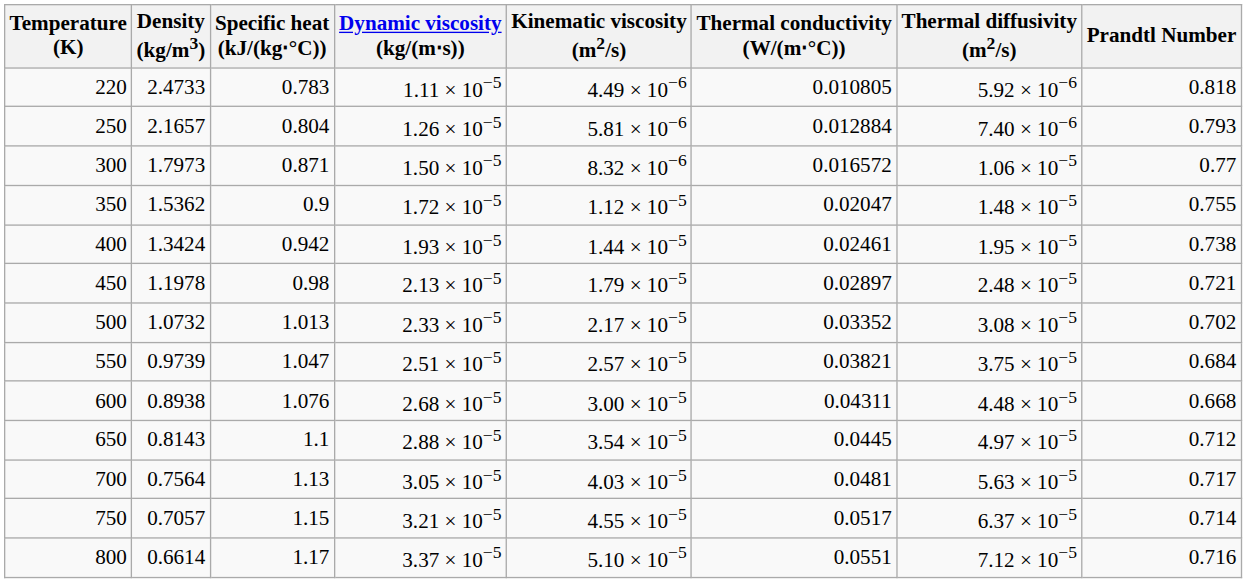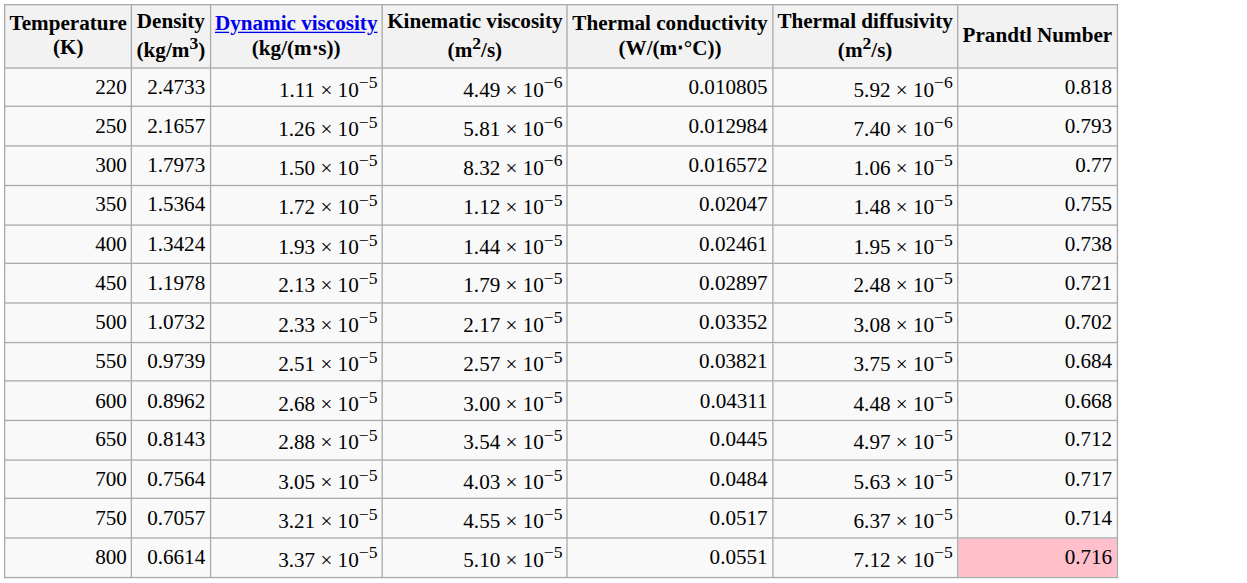- column: (272, 35)
(852, 126) 0.012884 -> (728, 126) 0.012984
(176, 204) 1.5362 -> (176, 204) 1.5364
(176, 400) 0.8938 -> (176, 400) 0.8962
(863, 479) 0.0481 -> (739, 479) 0.0484
(1213, 557) no background -> (1088, 557) pink background
